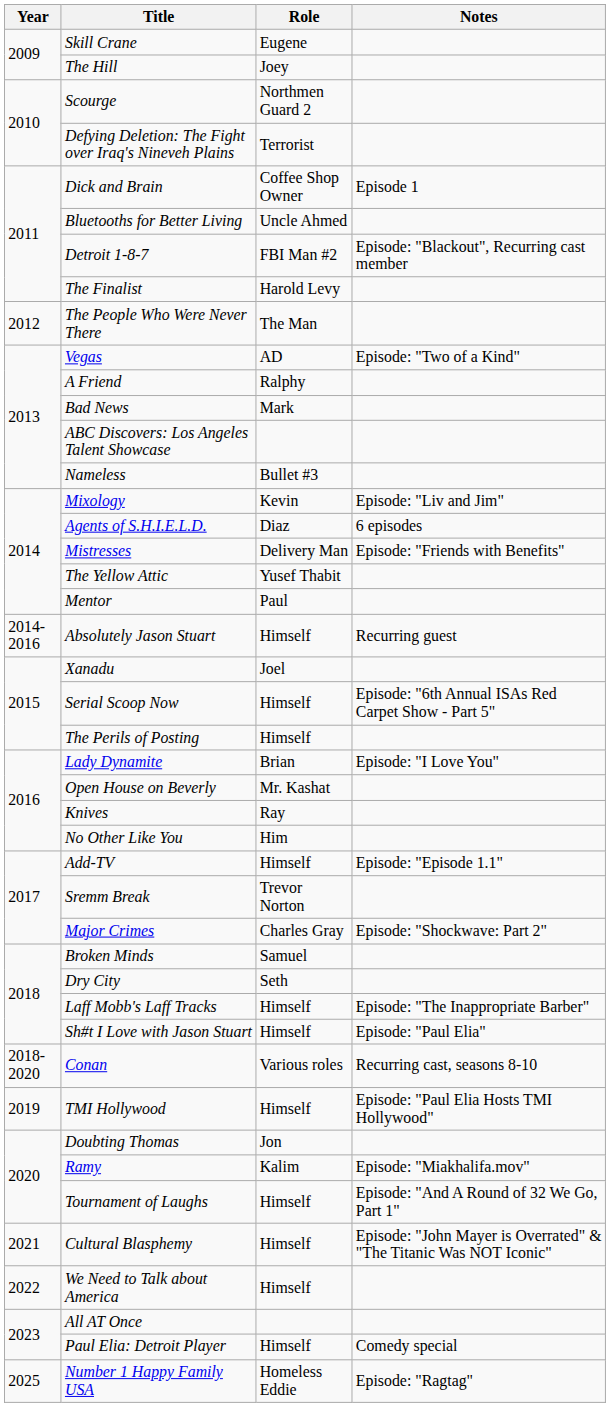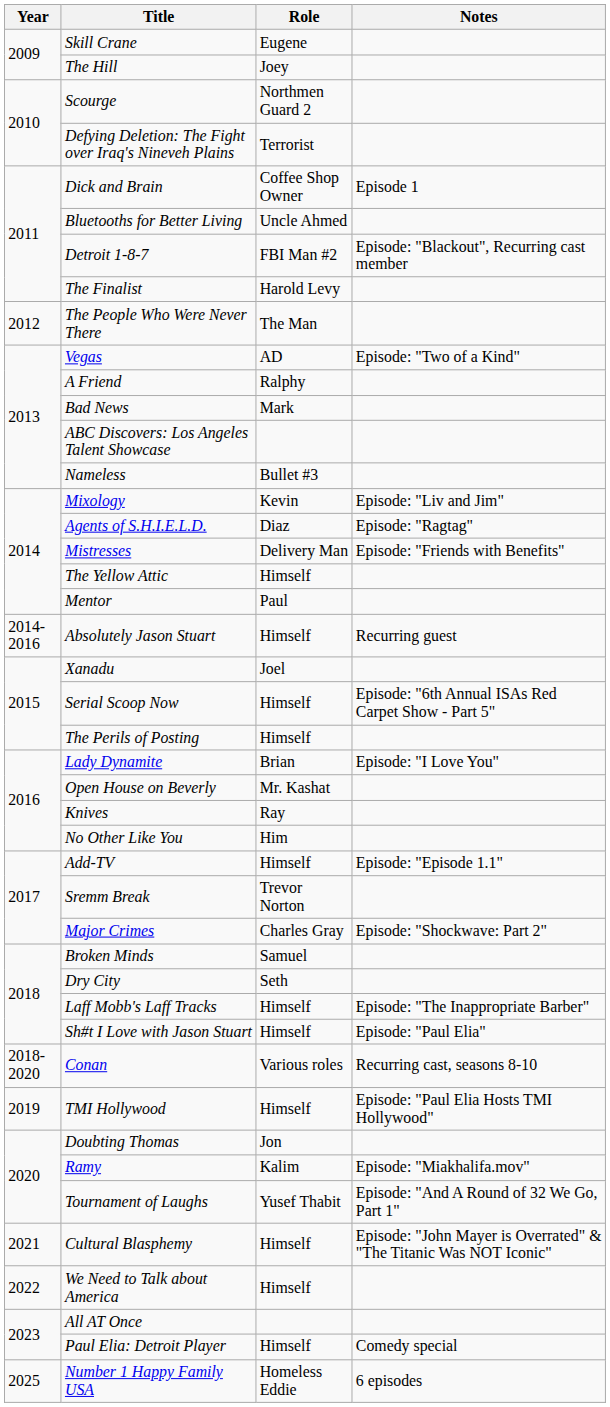(389, 525) 6 episodes -> (414, 525) Episode: "Ragtag"
(300, 576) Yusef Thabit -> (285, 576) Himself
(285, 1201) Himself -> (300, 1201) Yusef Thabit
(414, 1380) Episode: "Ragtag" -> (389, 1380) 6 episodes
